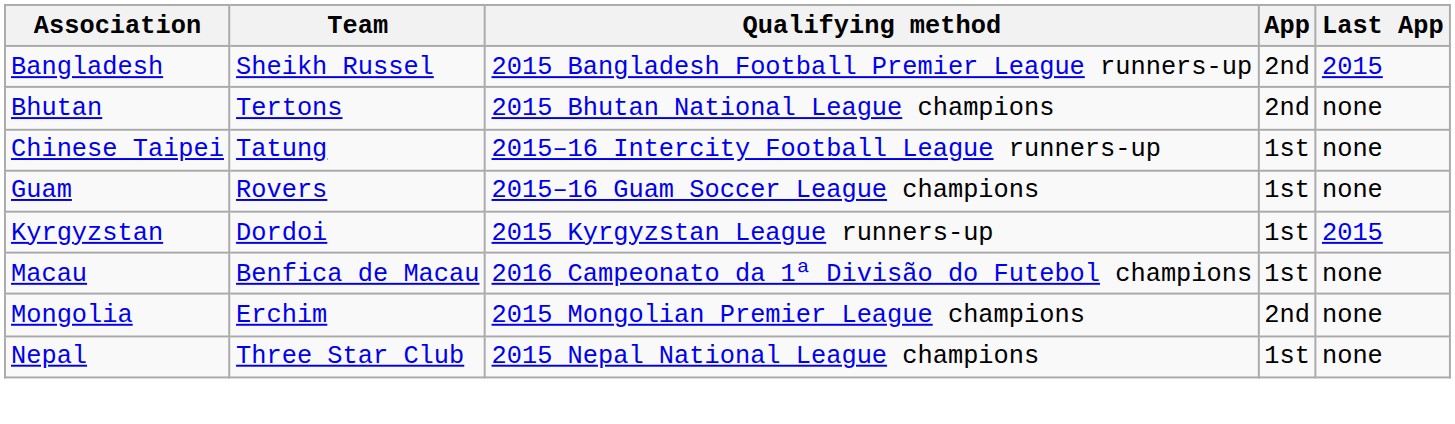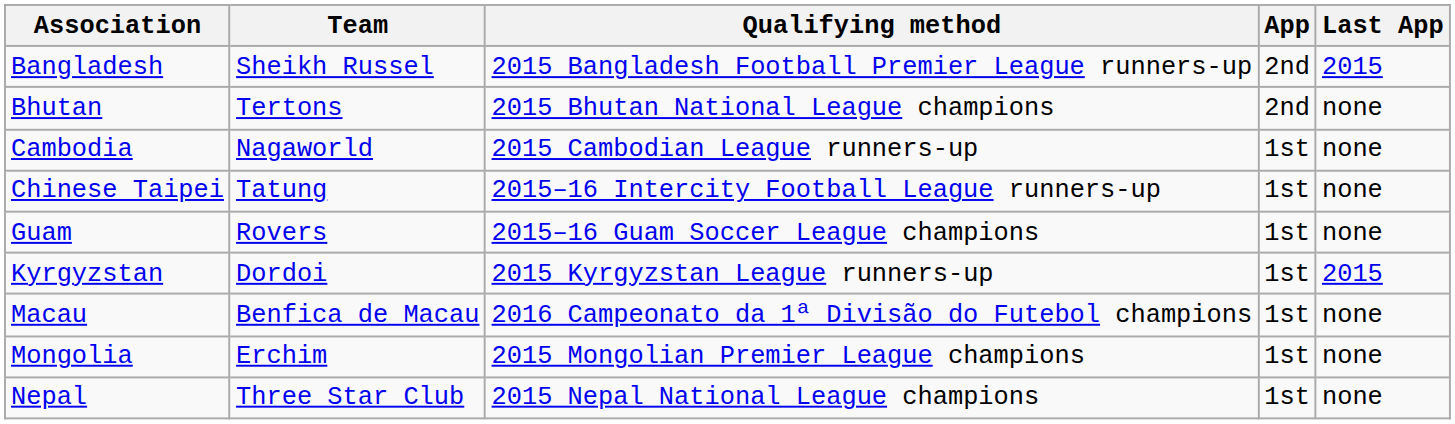+ row: (72, 150)
(1287, 315) 2nd -> (1287, 356) 1st
